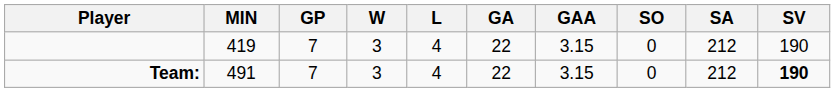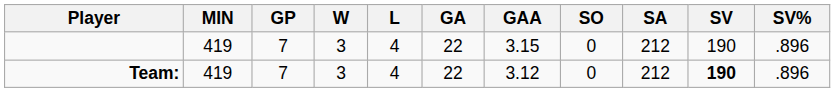+ column: (792, 18)
(241, 73) 491 -> (218, 73) 419
(577, 73) 3.15 -> (522, 73) 3.12
